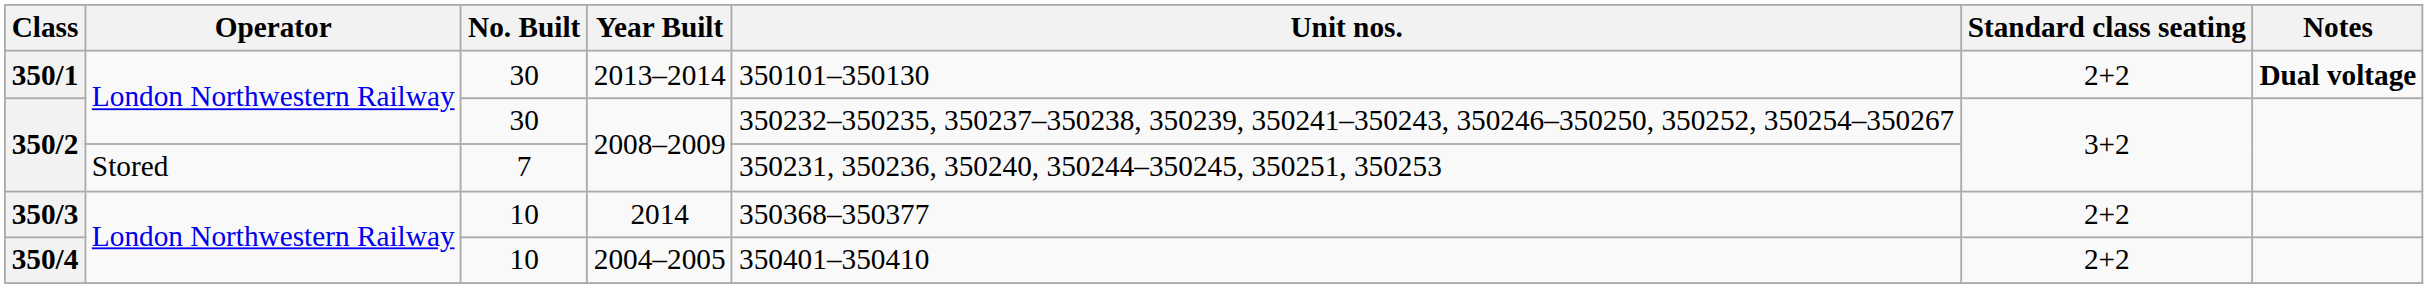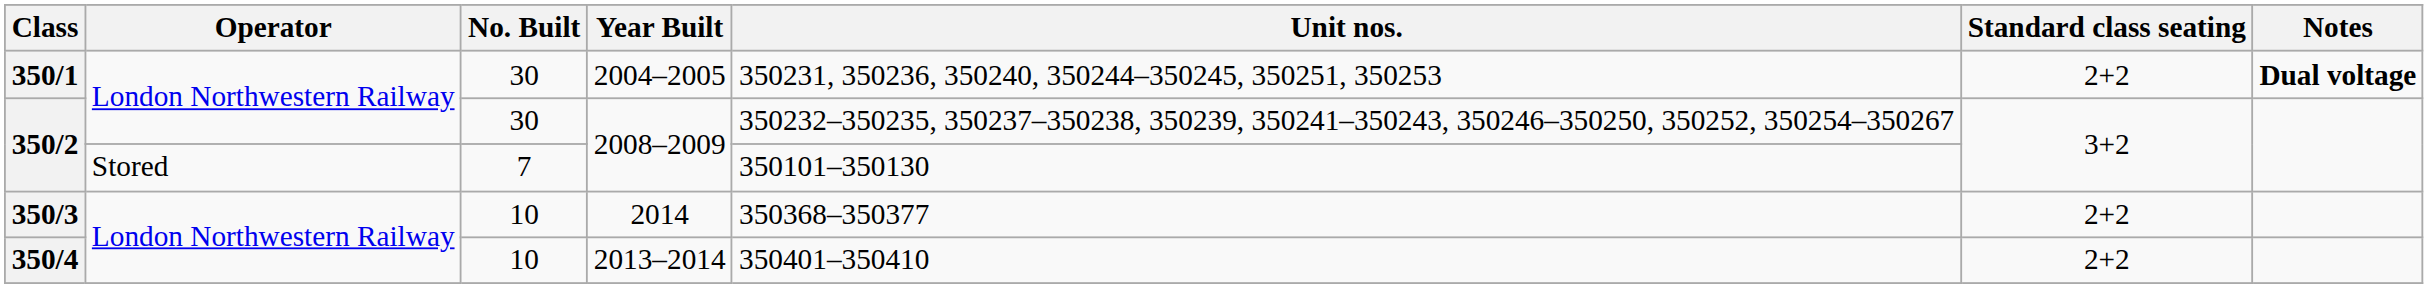(660, 74) 2013–2014 -> (660, 74) 2004–2005
(834, 74) 350101–350130 -> (1090, 74) 350231, 350236, 350240, 350244–350245, 350251, 350253
(1090, 167) 350231, 350236, 350240, 350244–350245, 350251, 350253 -> (834, 167) 350101–350130
(660, 259) 2004–2005 -> (660, 259) 2013–2014
